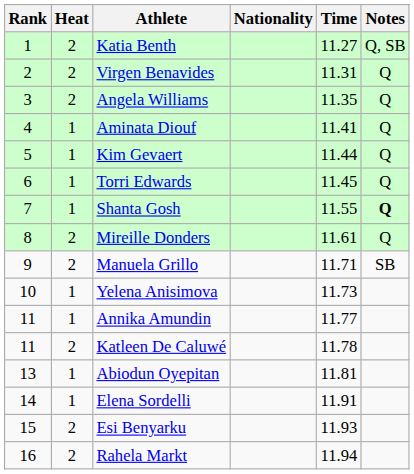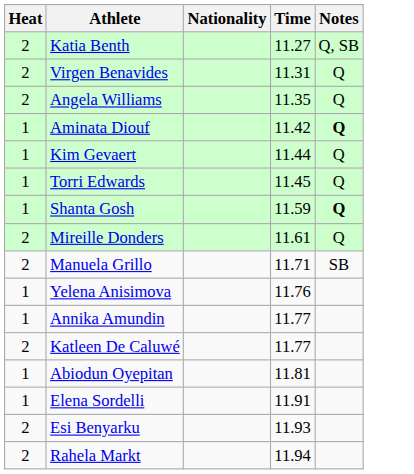- column: (28, 18)
(339, 127) 11.41 -> (293, 127) 11.42
(385, 127) normal -> (339, 127) bold
(339, 209) 11.55 -> (293, 209) 11.59
(339, 291) 11.73 -> (293, 291) 11.76
(339, 346) 11.78 -> (293, 346) 11.77
